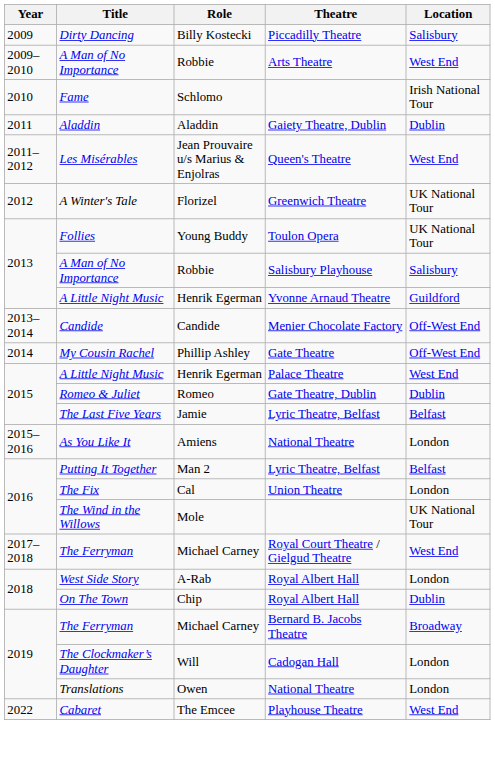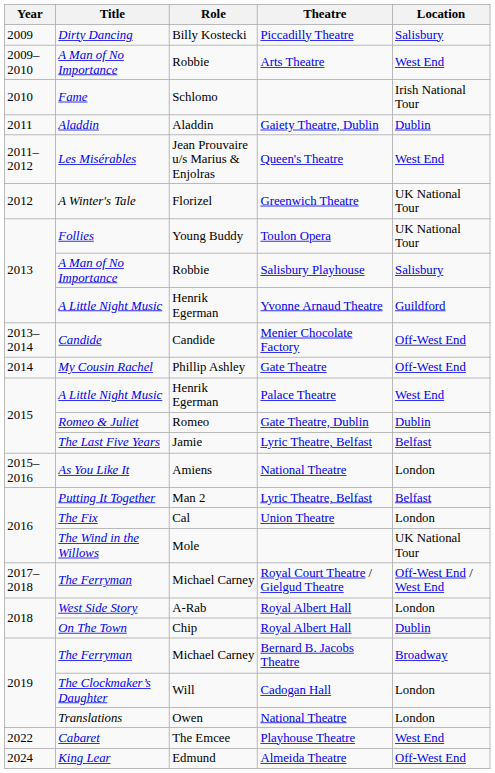(434, 551) West End -> (434, 580) Off-West End / West End
+ row: (84, 758)
